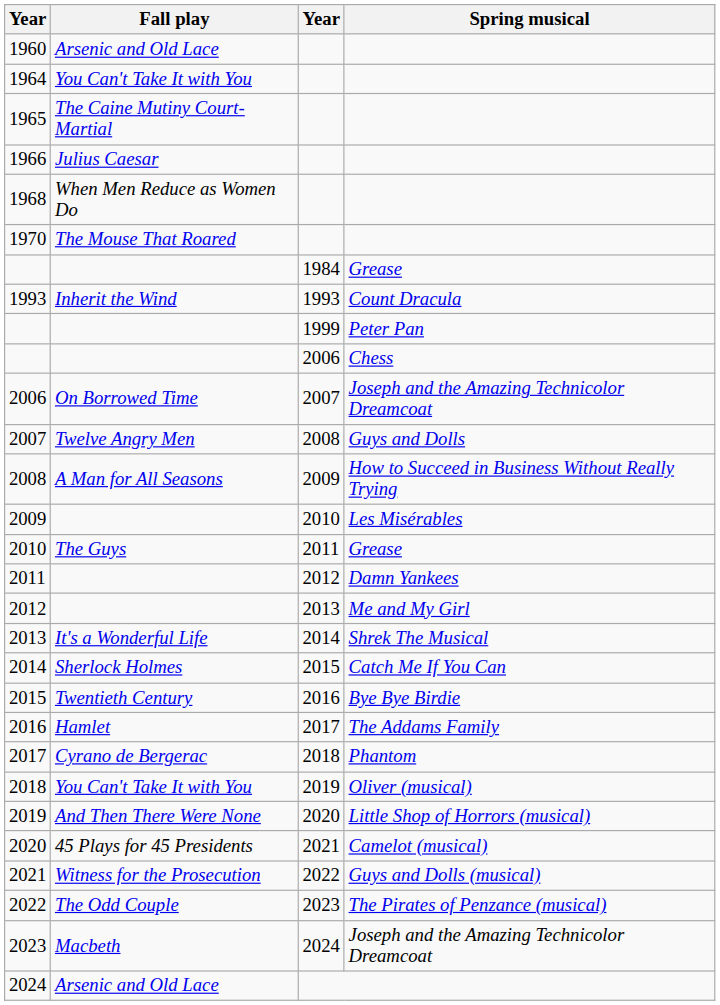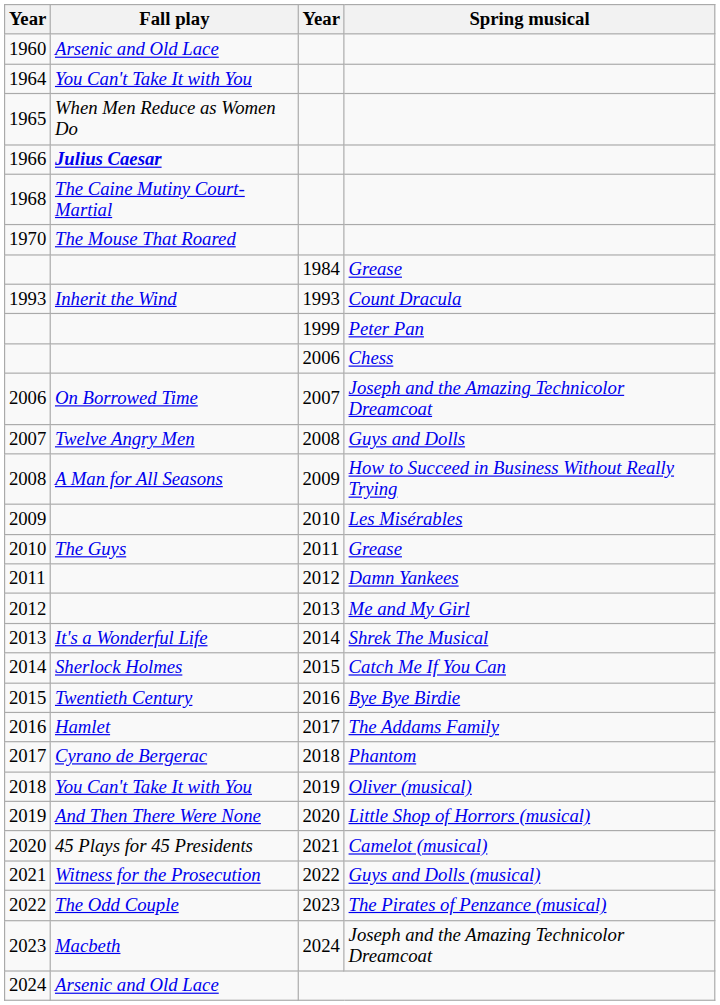(150, 118) The Caine Mutiny Court-Martial -> (165, 118) When Men Reduce as Women Do
(107, 159) normal -> (108, 159) bold
(165, 199) When Men Reduce as Women Do -> (150, 199) The Caine Mutiny Court-Martial
